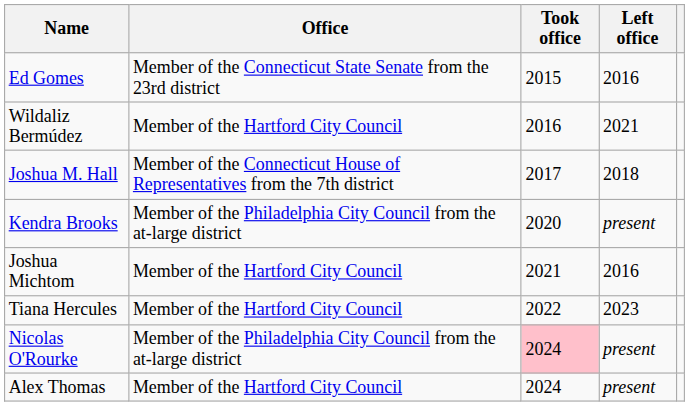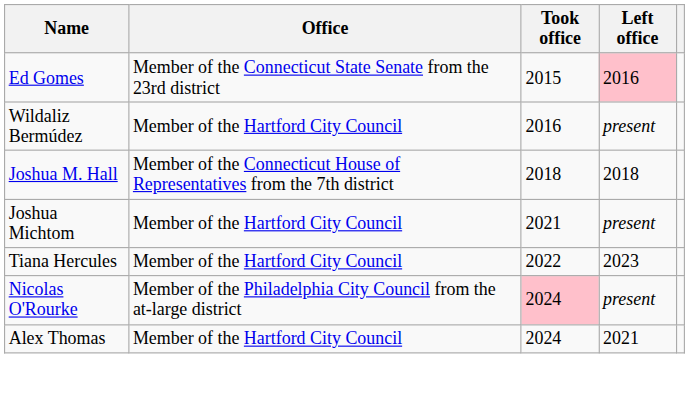(621, 77) no background -> (621, 77) pink background
(621, 125) 2021 -> (629, 125) present
(543, 174) 2017 -> (543, 174) 2018
- row: (63, 223)
(621, 271) 2016 -> (629, 223) present
(629, 387) present -> (621, 338) 2021
